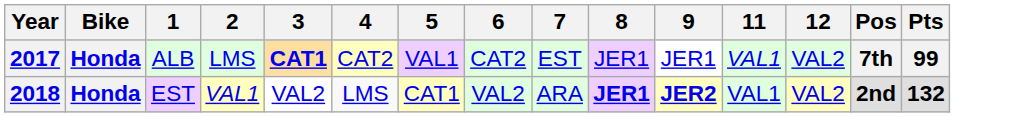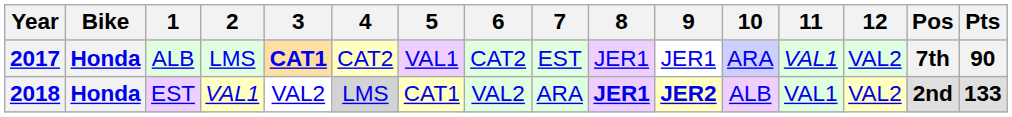+ column: (750, 22)
(926, 58) 99 -> (983, 58) 90
(365, 93) no background -> (365, 93) lightgrey background
(926, 93) 132 -> (983, 93) 133
